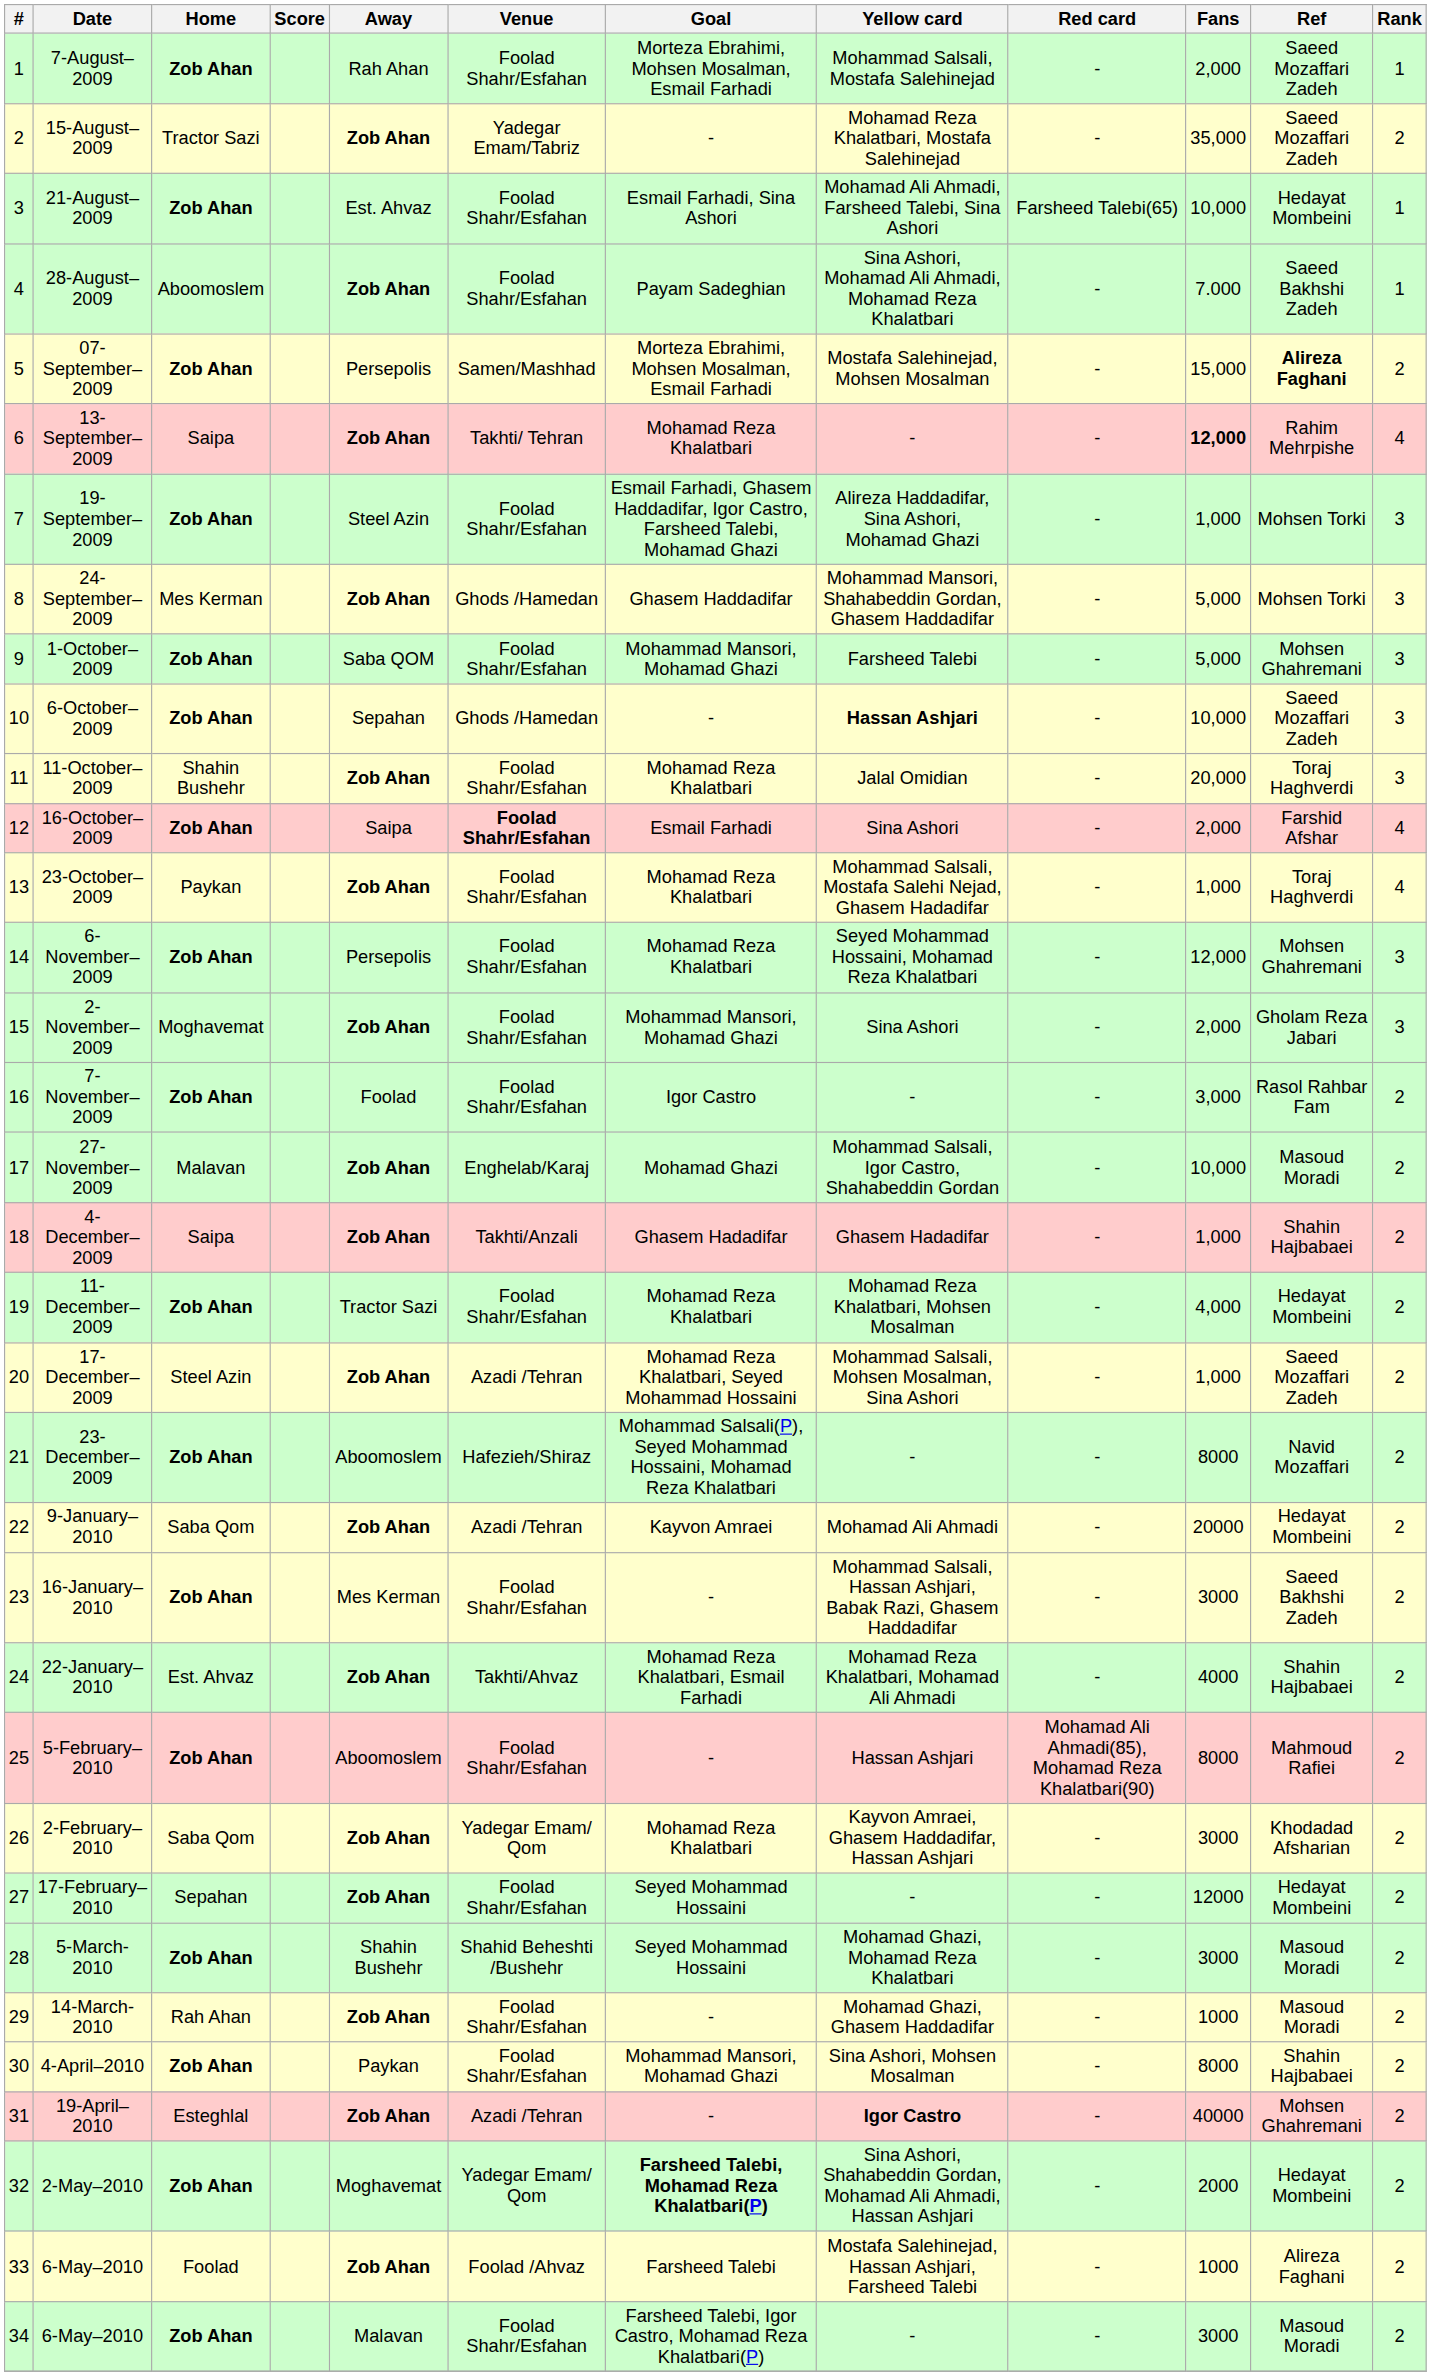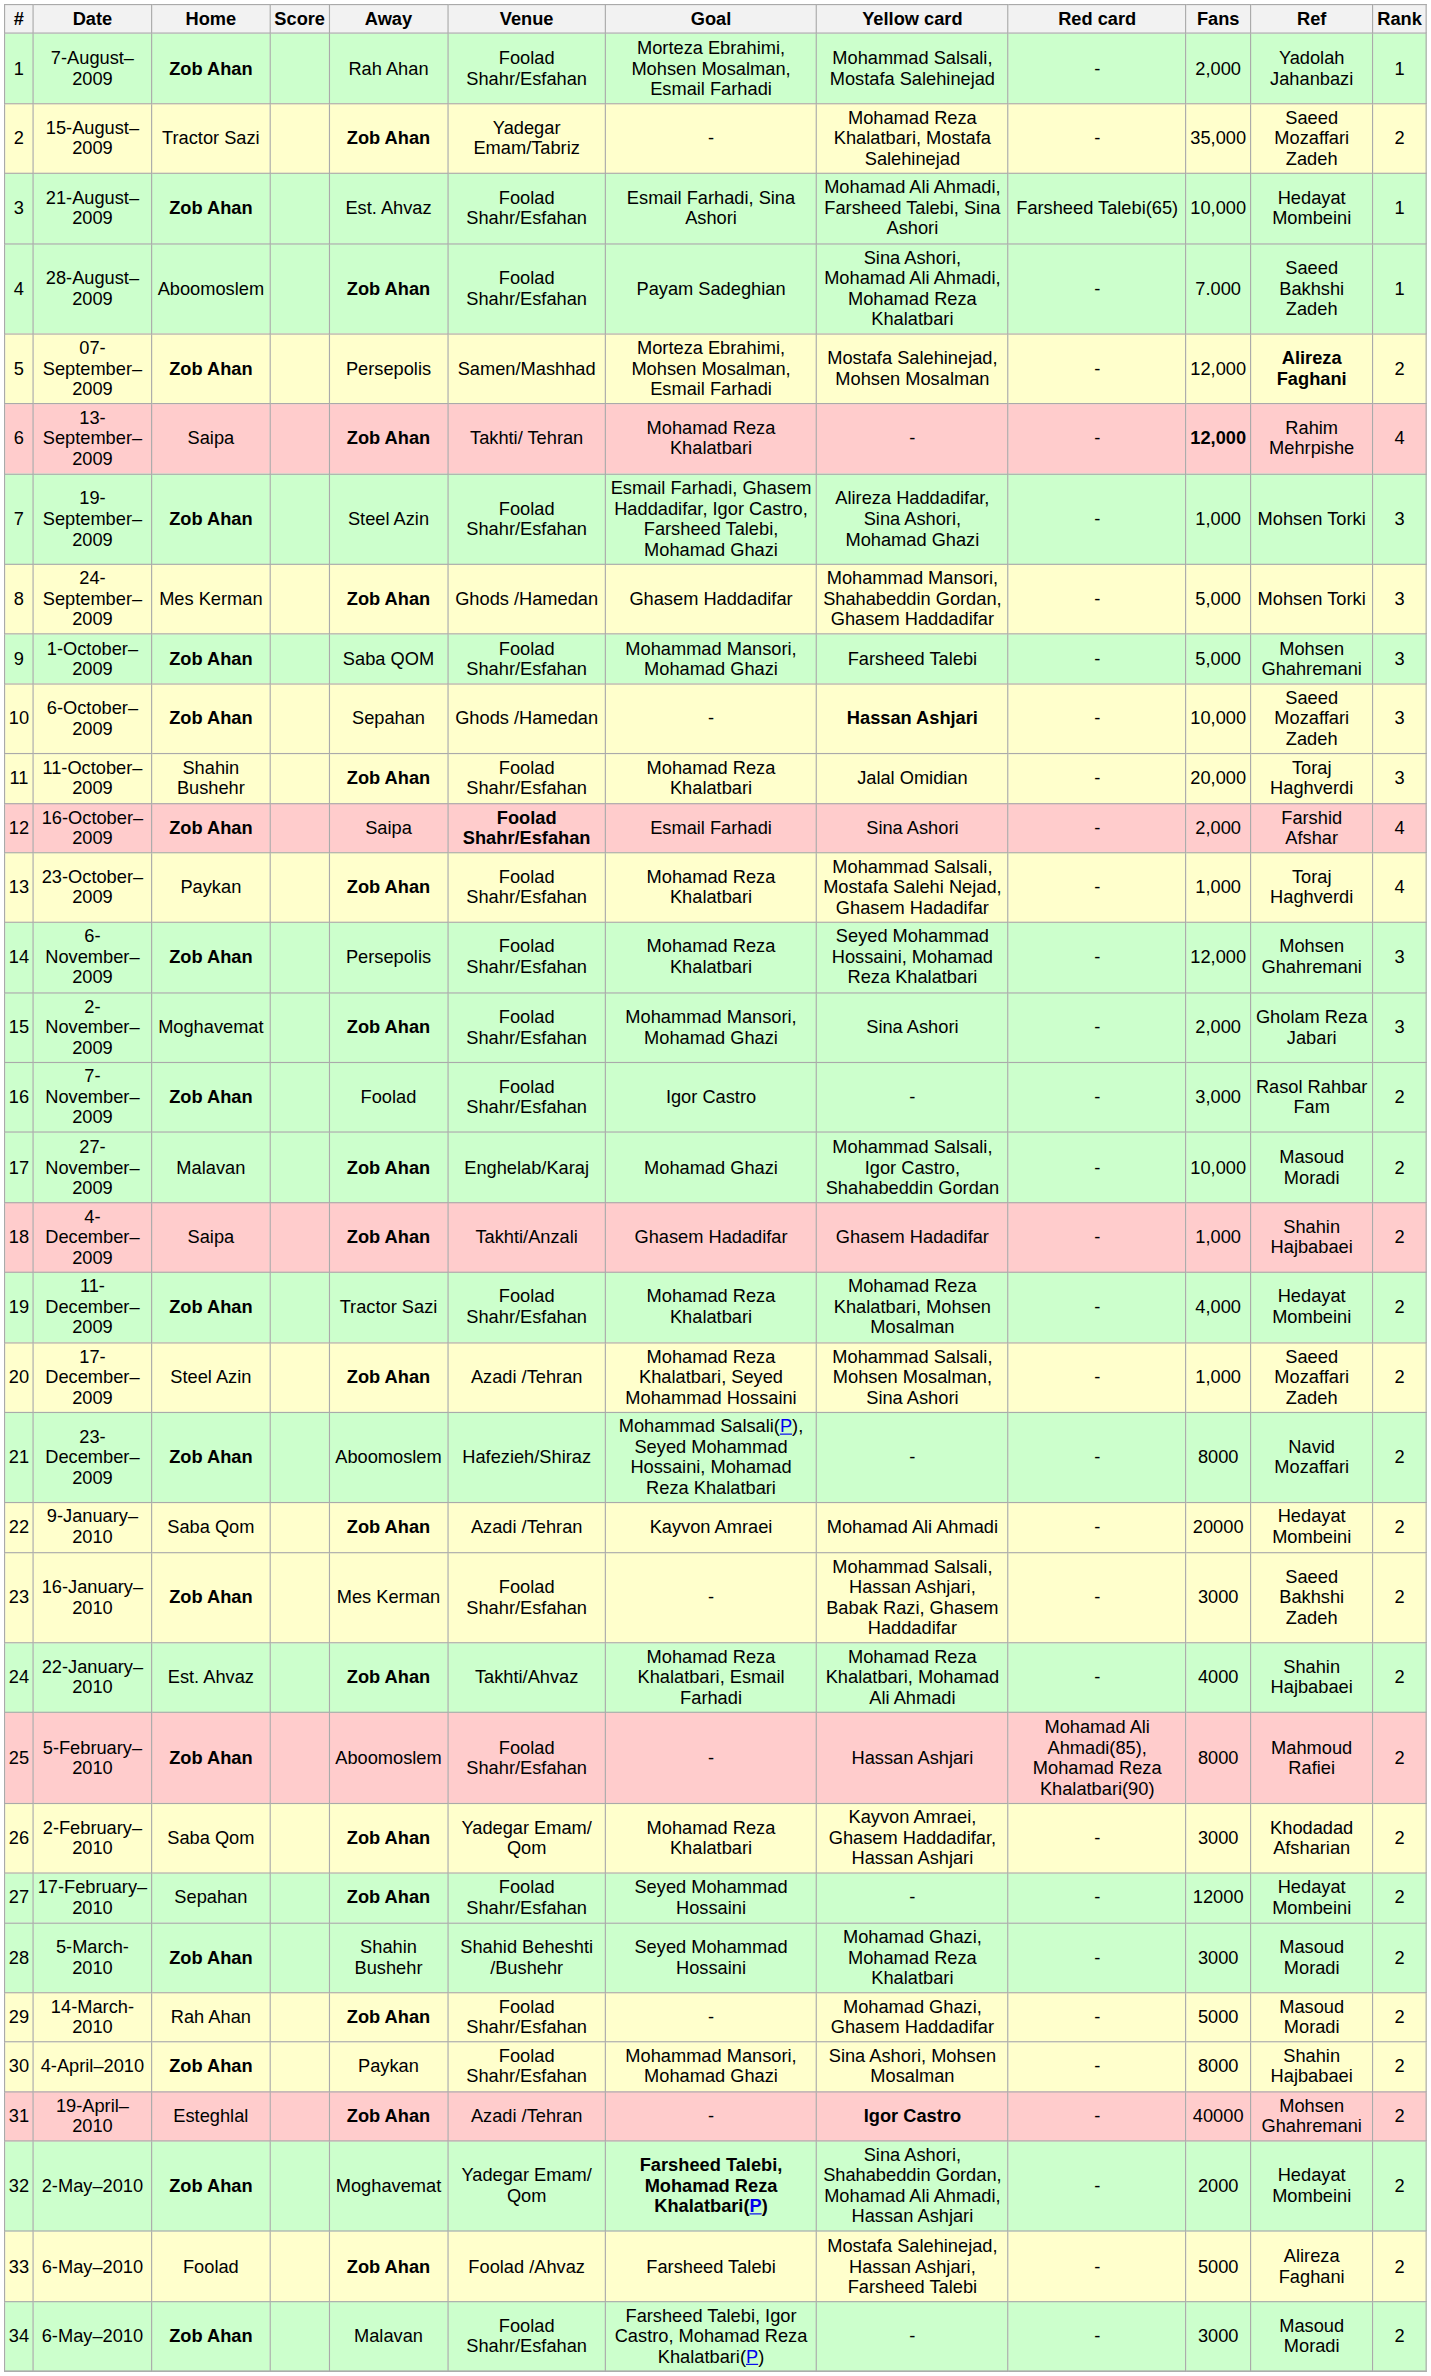(1312, 68) Saeed Mozaffari Zadeh -> (1312, 68) Yadolah Jahanbazi
(1218, 368) 15,000 -> (1218, 368) 12,000
(1218, 2017) 1000 -> (1218, 2017) 5000
(1218, 2266) 1000 -> (1218, 2266) 5000
